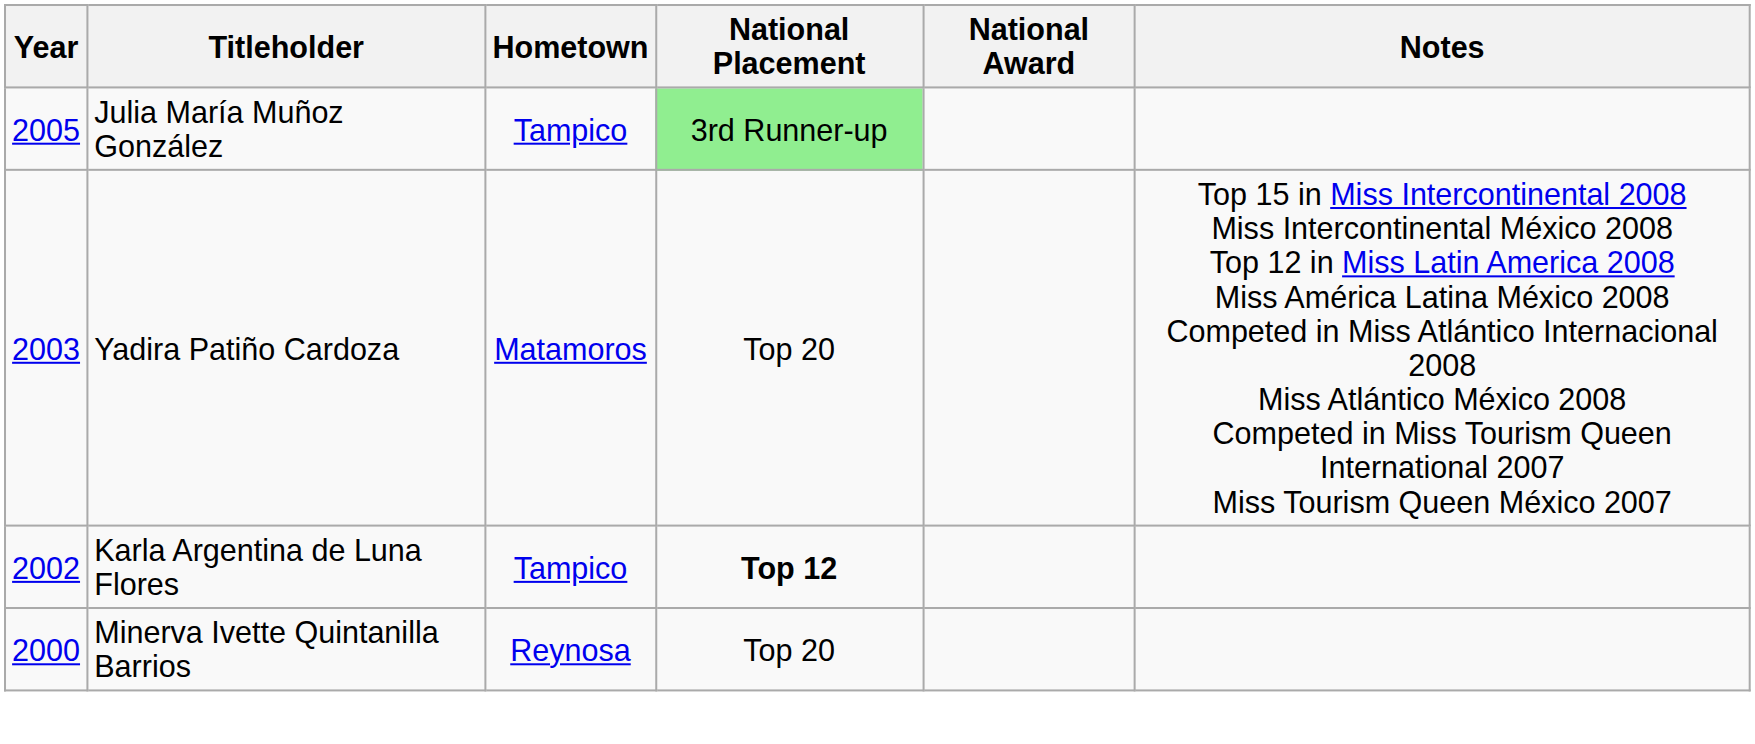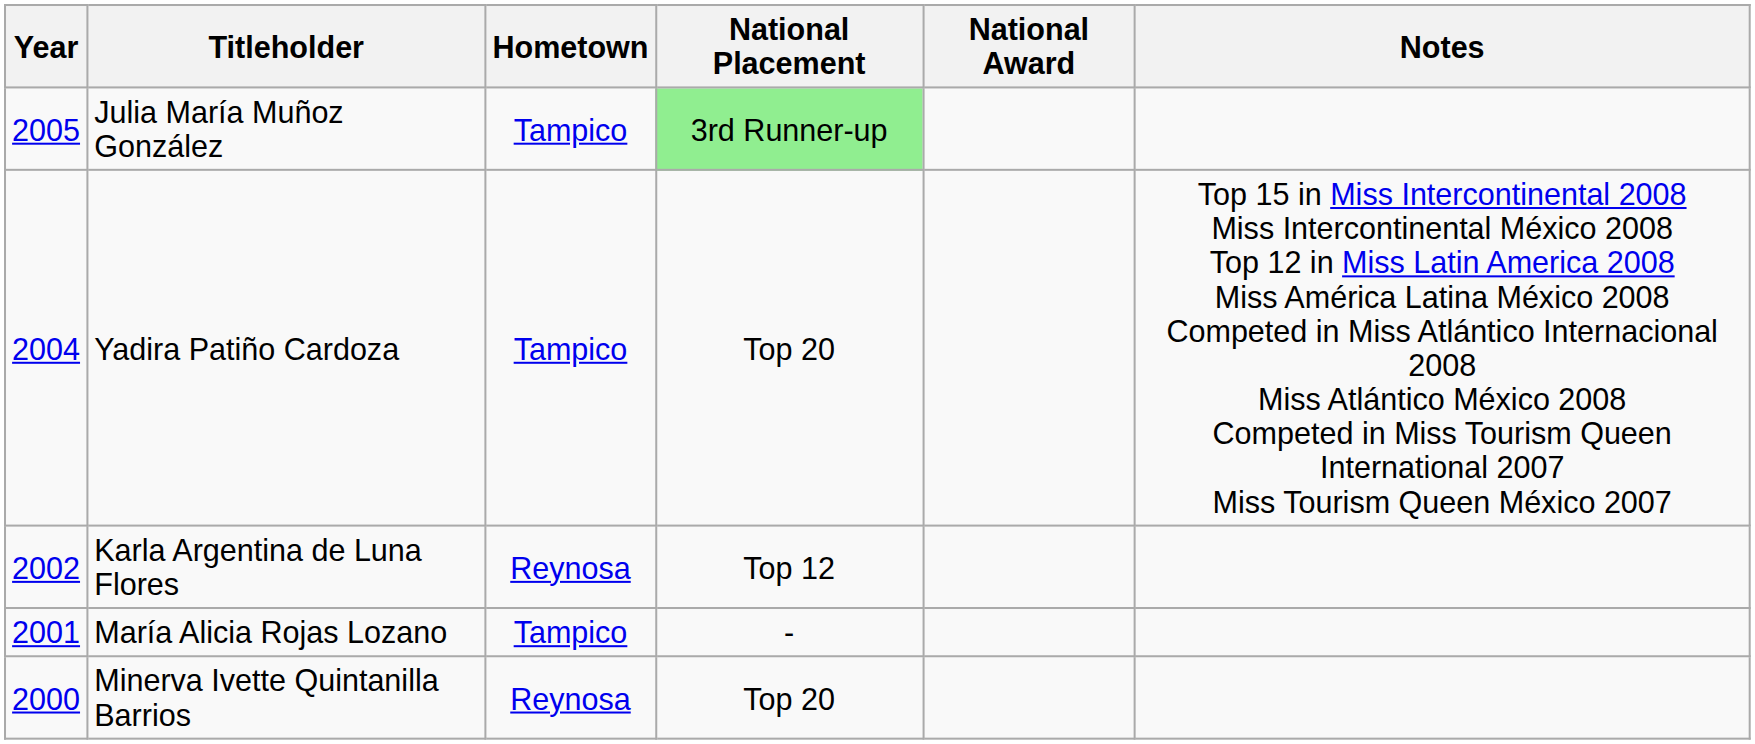(46, 348) 2003 -> (46, 348) 2004
(571, 348) Matamoros -> (571, 348) Tampico
(571, 567) Tampico -> (570, 567) Reynosa
(789, 567) bold -> (789, 567) normal
+ row: (271, 633)
